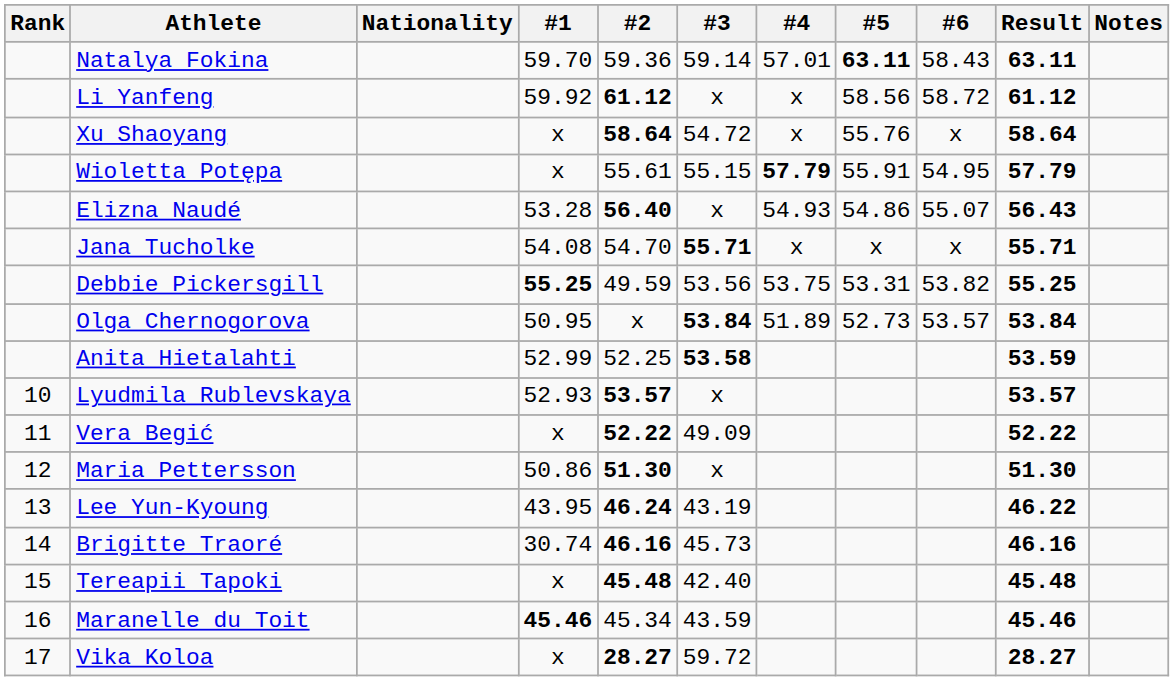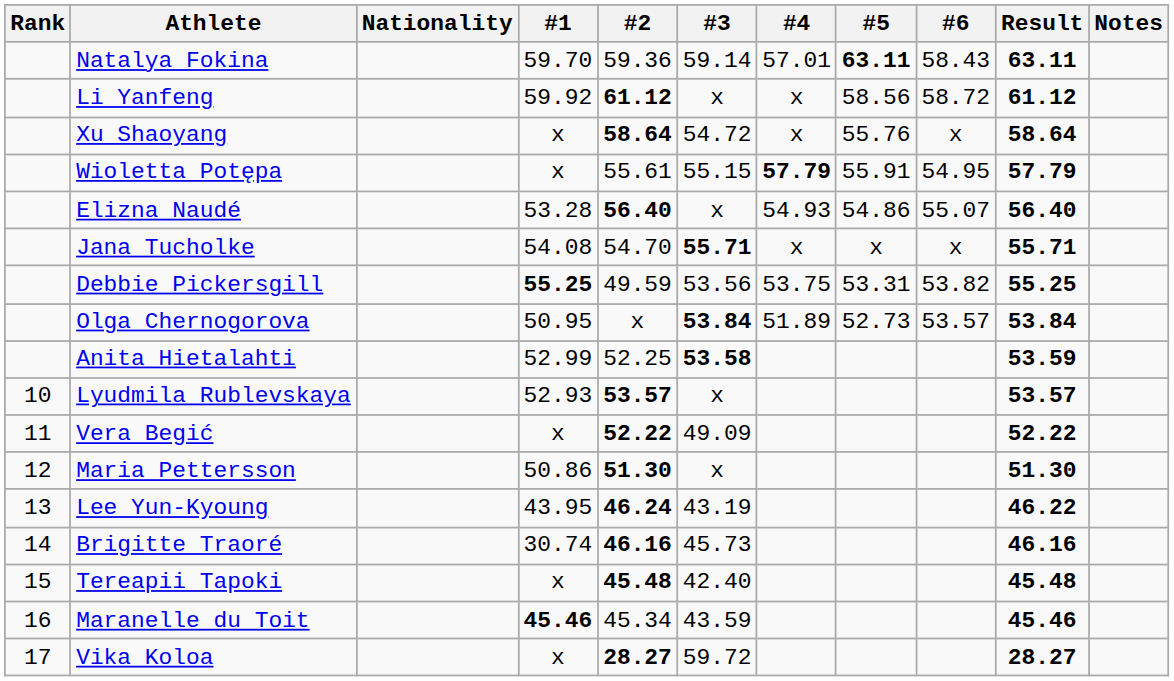(1042, 210) 56.43 -> (1042, 210) 56.40
